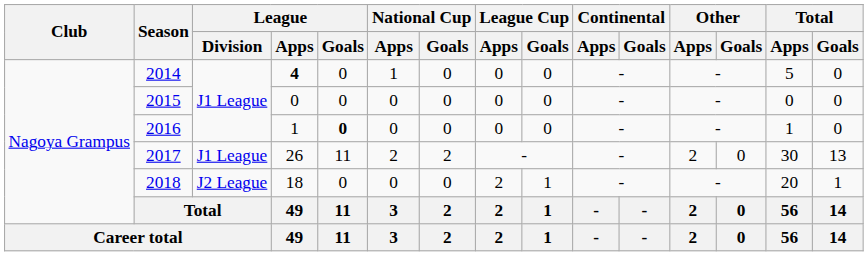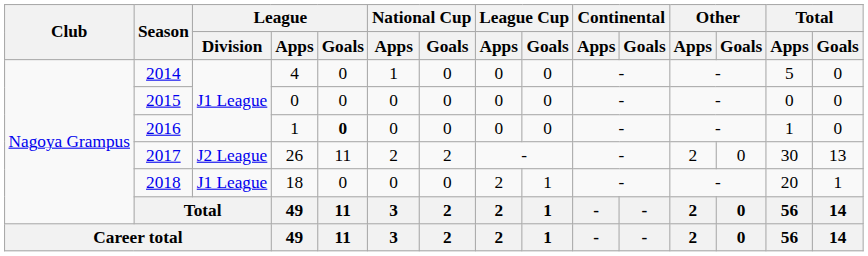(294, 73) bold -> (294, 73) normal
(232, 155) J1 League -> (232, 155) J2 League
(232, 182) J2 League -> (232, 182) J1 League
